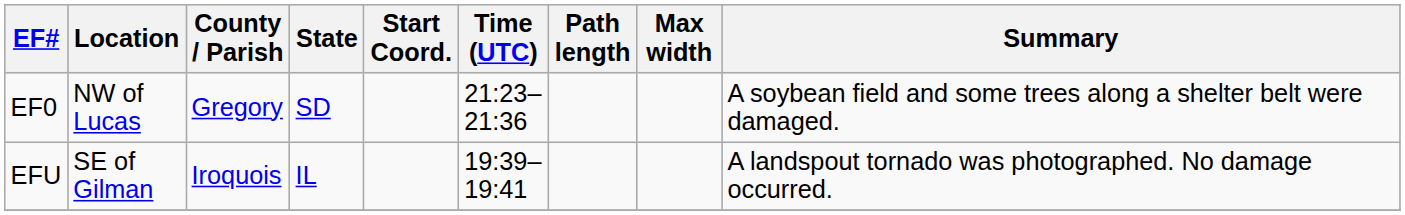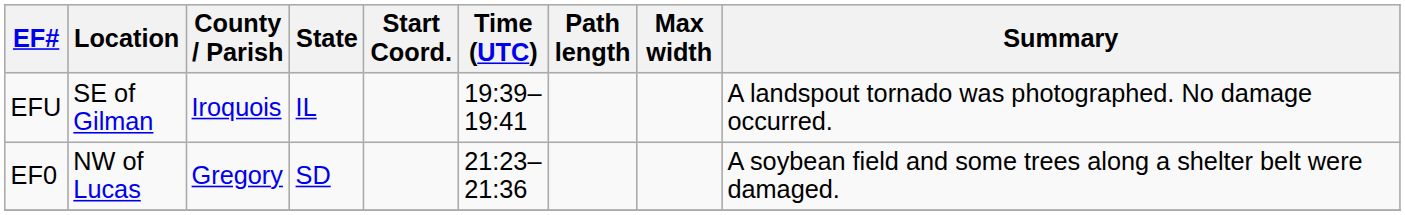rows swapped: (36, 175) <-> (34, 107)
